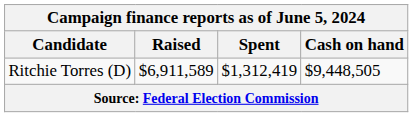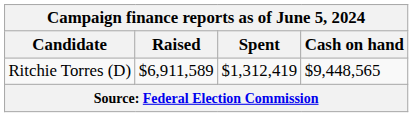(343, 71) $9,448,505 -> (343, 71) $9,448,565
